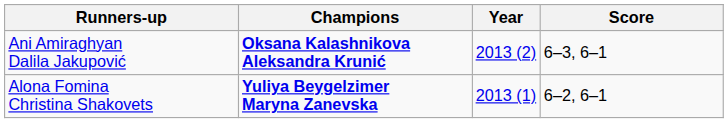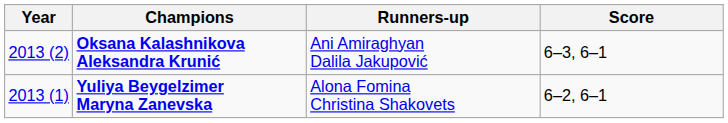columns swapped: (506, 18) <-> (121, 18)
